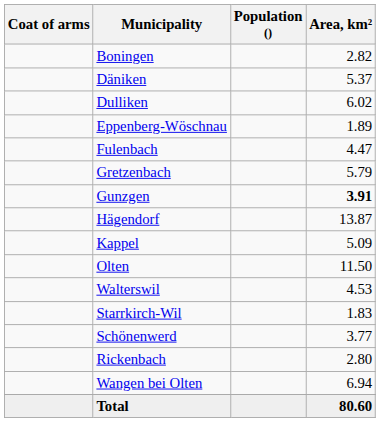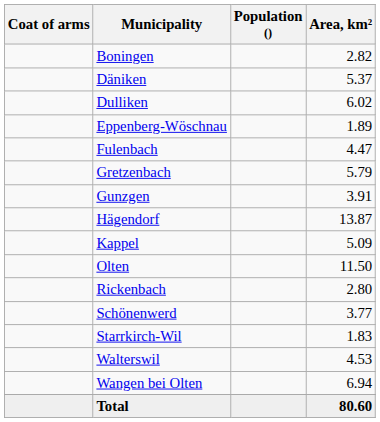(359, 196) bold -> (359, 196) normal
rows swapped: (131, 359) <-> (128, 289)
rows swapped: (136, 336) <-> (139, 312)
